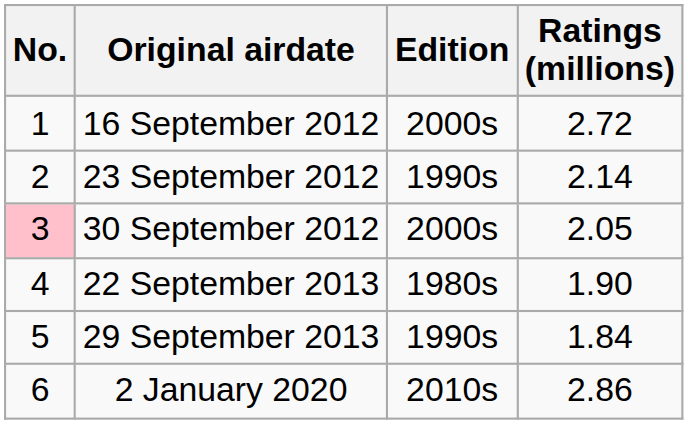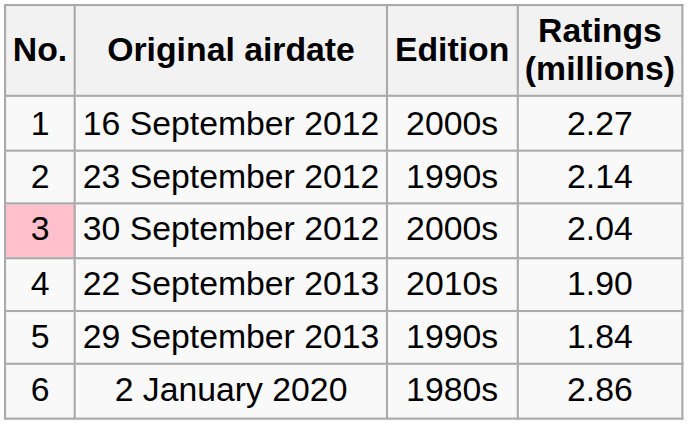(600, 122) 2.72 -> (600, 122) 2.27
(600, 229) 2.05 -> (600, 229) 2.04
(452, 283) 1980s -> (452, 283) 2010s
(452, 390) 2010s -> (452, 390) 1980s
